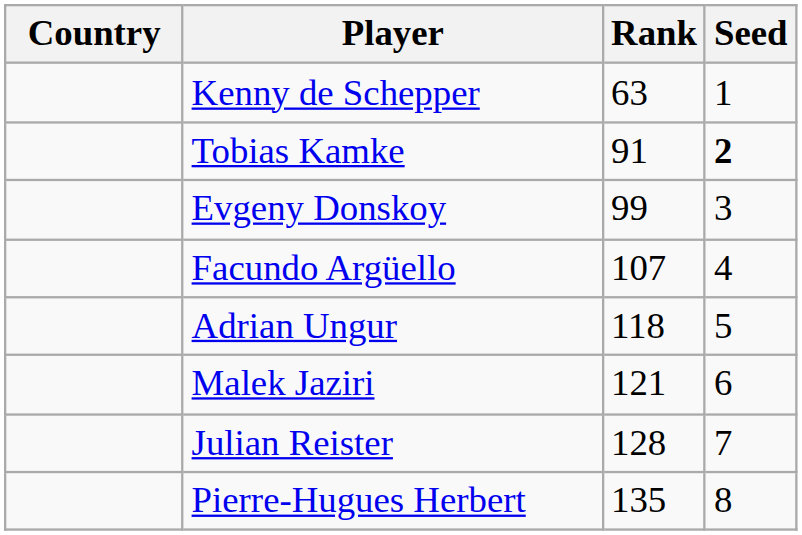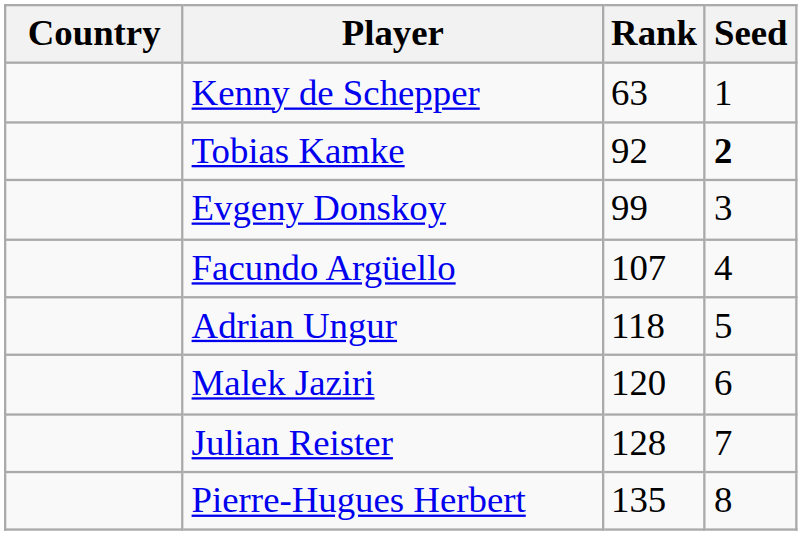(629, 150) 91 -> (629, 150) 92
(639, 383) 121 -> (639, 383) 120
